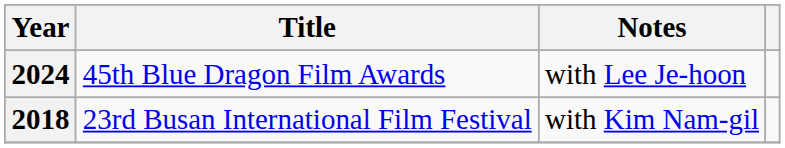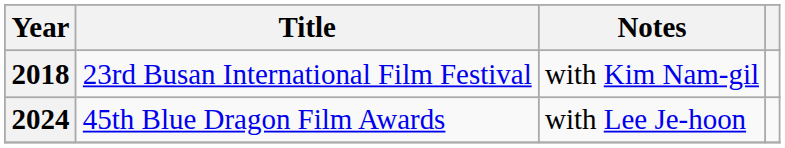rows swapped: (41, 119) <-> (41, 73)
